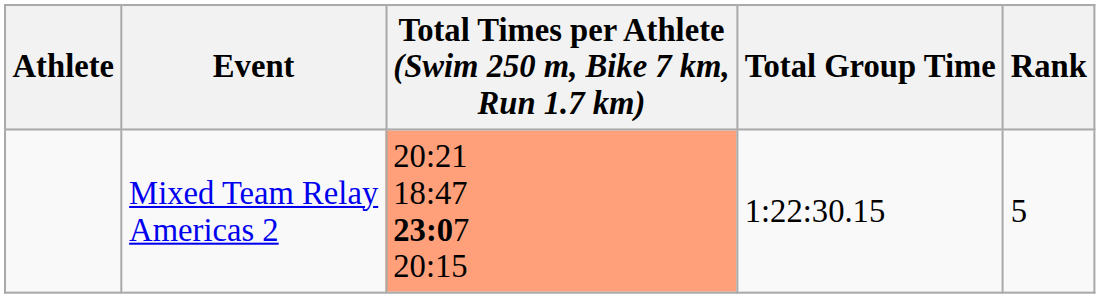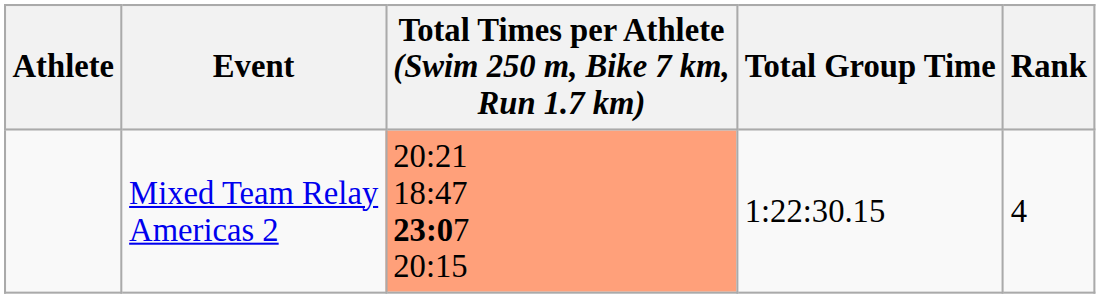(1019, 210) 5 -> (1019, 210) 4
